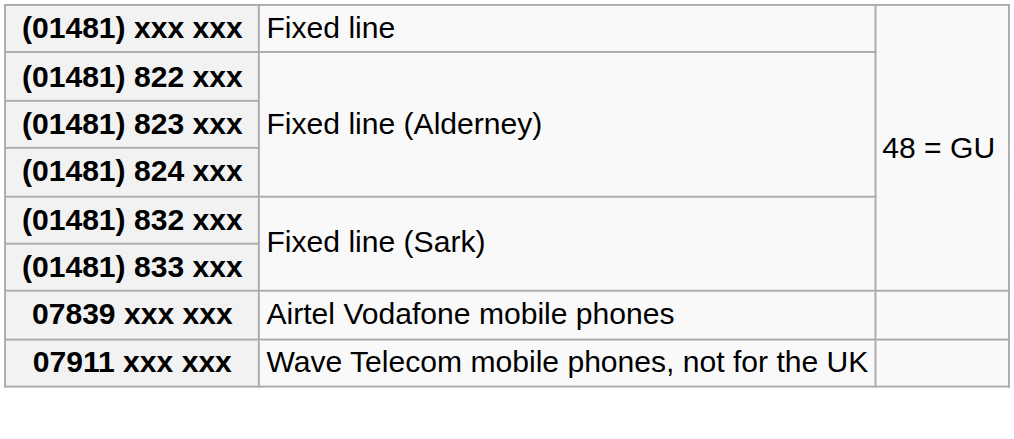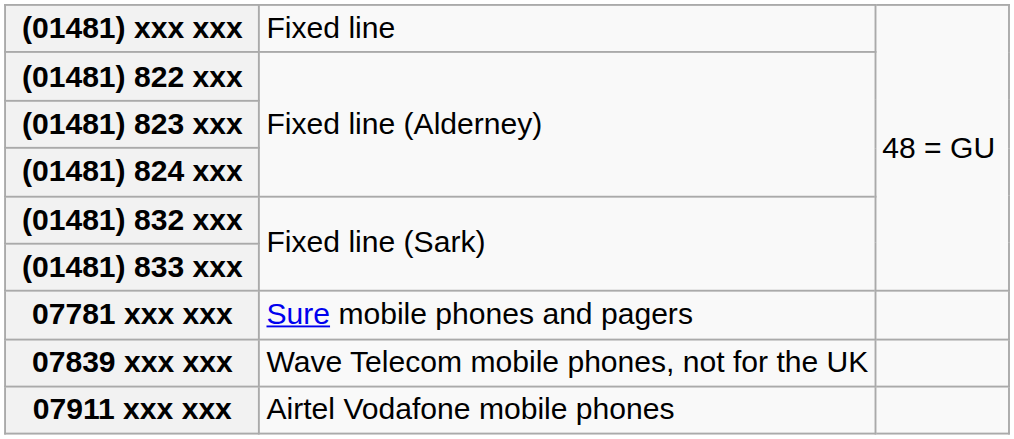+ row: (132, 314)
(471, 314) Airtel Vodafone mobile phones -> (567, 362) Wave Telecom mobile phones, not for the UK
(567, 362) Wave Telecom mobile phones, not for the UK -> (471, 409) Airtel Vodafone mobile phones
